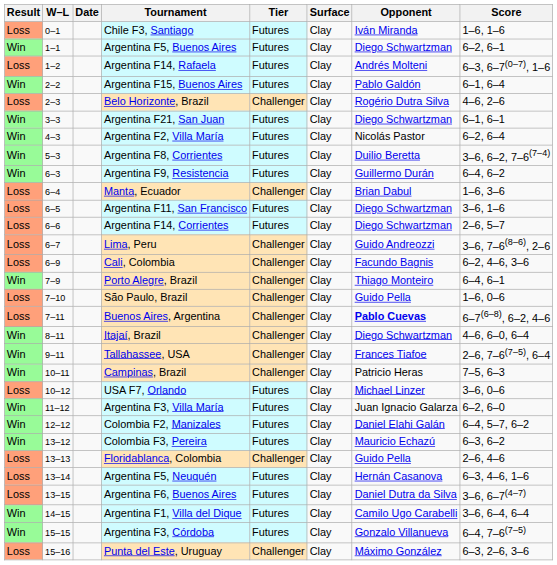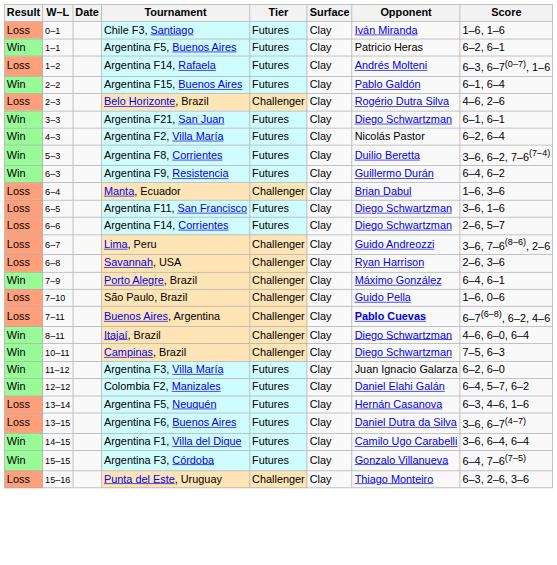(403, 47) Diego Schwartzman -> (389, 47) Patricio Heras
+ row: (143, 263)
- row: (139, 263)
(394, 280) Thiago Monteiro -> (398, 280) Máximo González
- row: (147, 354)
(389, 372) Patricio Heras -> (403, 352) Diego Schwartzman
- row: (145, 390)
- row: (155, 441)
- row: (163, 459)
(398, 551) Máximo González -> (394, 479) Thiago Monteiro
